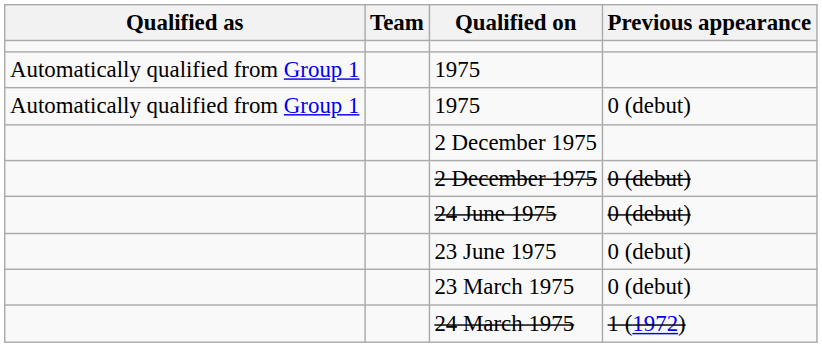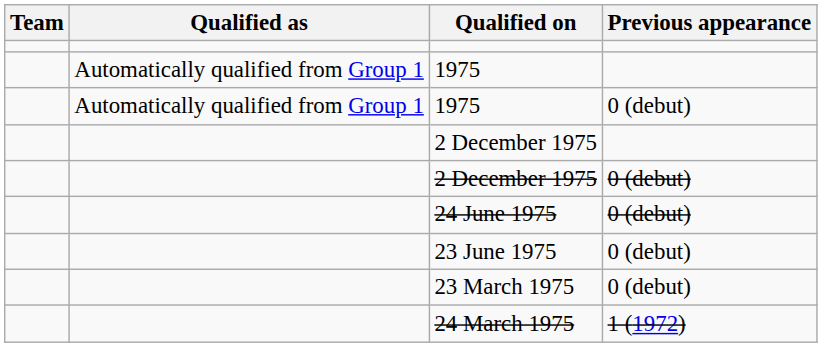columns swapped: (397, 22) <-> (185, 22)
